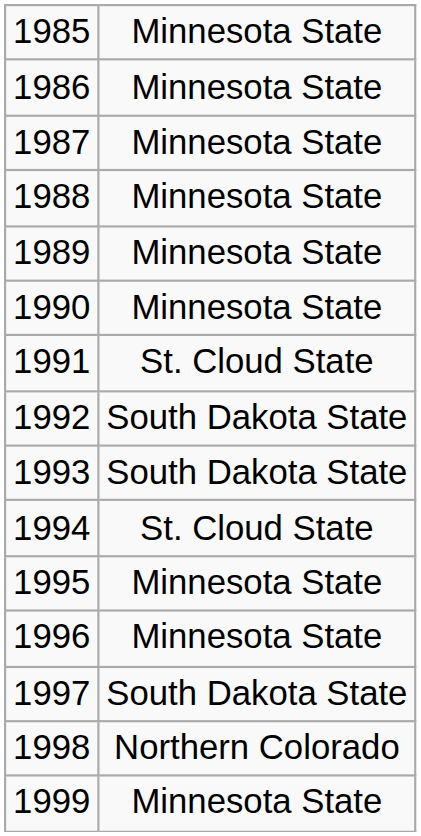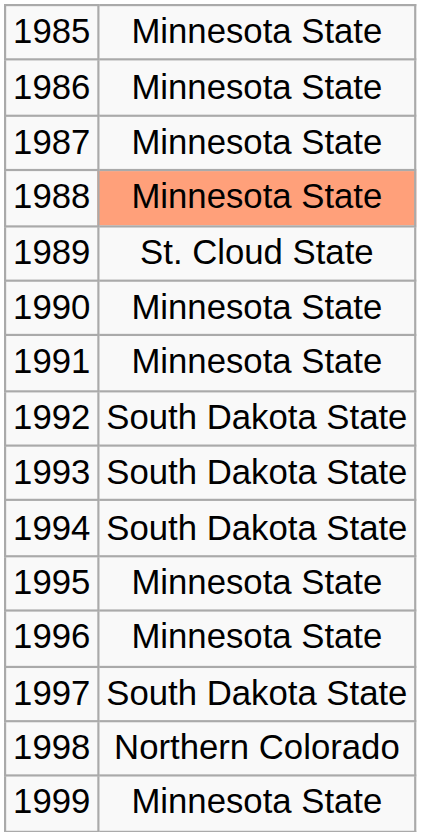(257, 197) no background -> (257, 197) lightsalmon background
(257, 252) Minnesota State -> (257, 252) St. Cloud State
(257, 362) St. Cloud State -> (257, 362) Minnesota State
(257, 527) St. Cloud State -> (257, 527) South Dakota State
